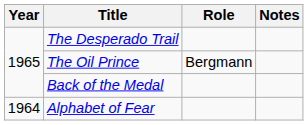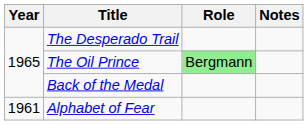(219, 62) no background -> (219, 62) lightgreen background
(24, 108) 1964 -> (24, 108) 1961
